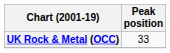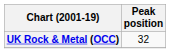(143, 39) 33 -> (143, 39) 32
